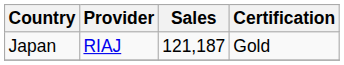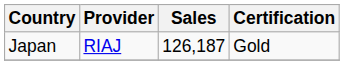(194, 45) 121,187 -> (194, 45) 126,187
